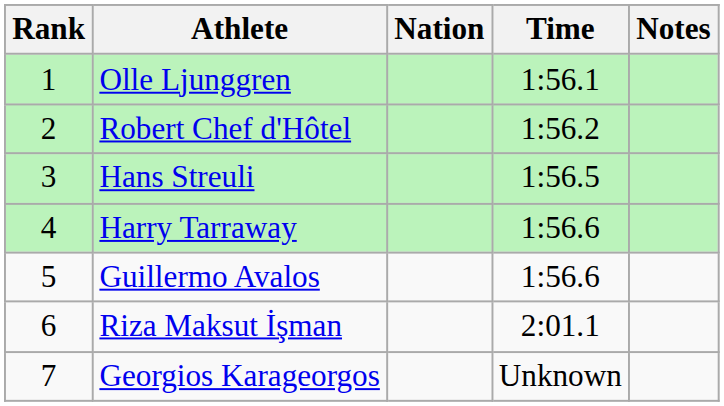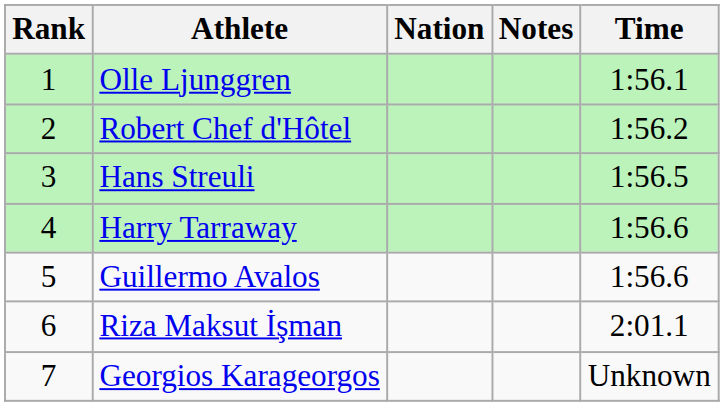columns swapped: (560, 29) <-> (673, 29)
